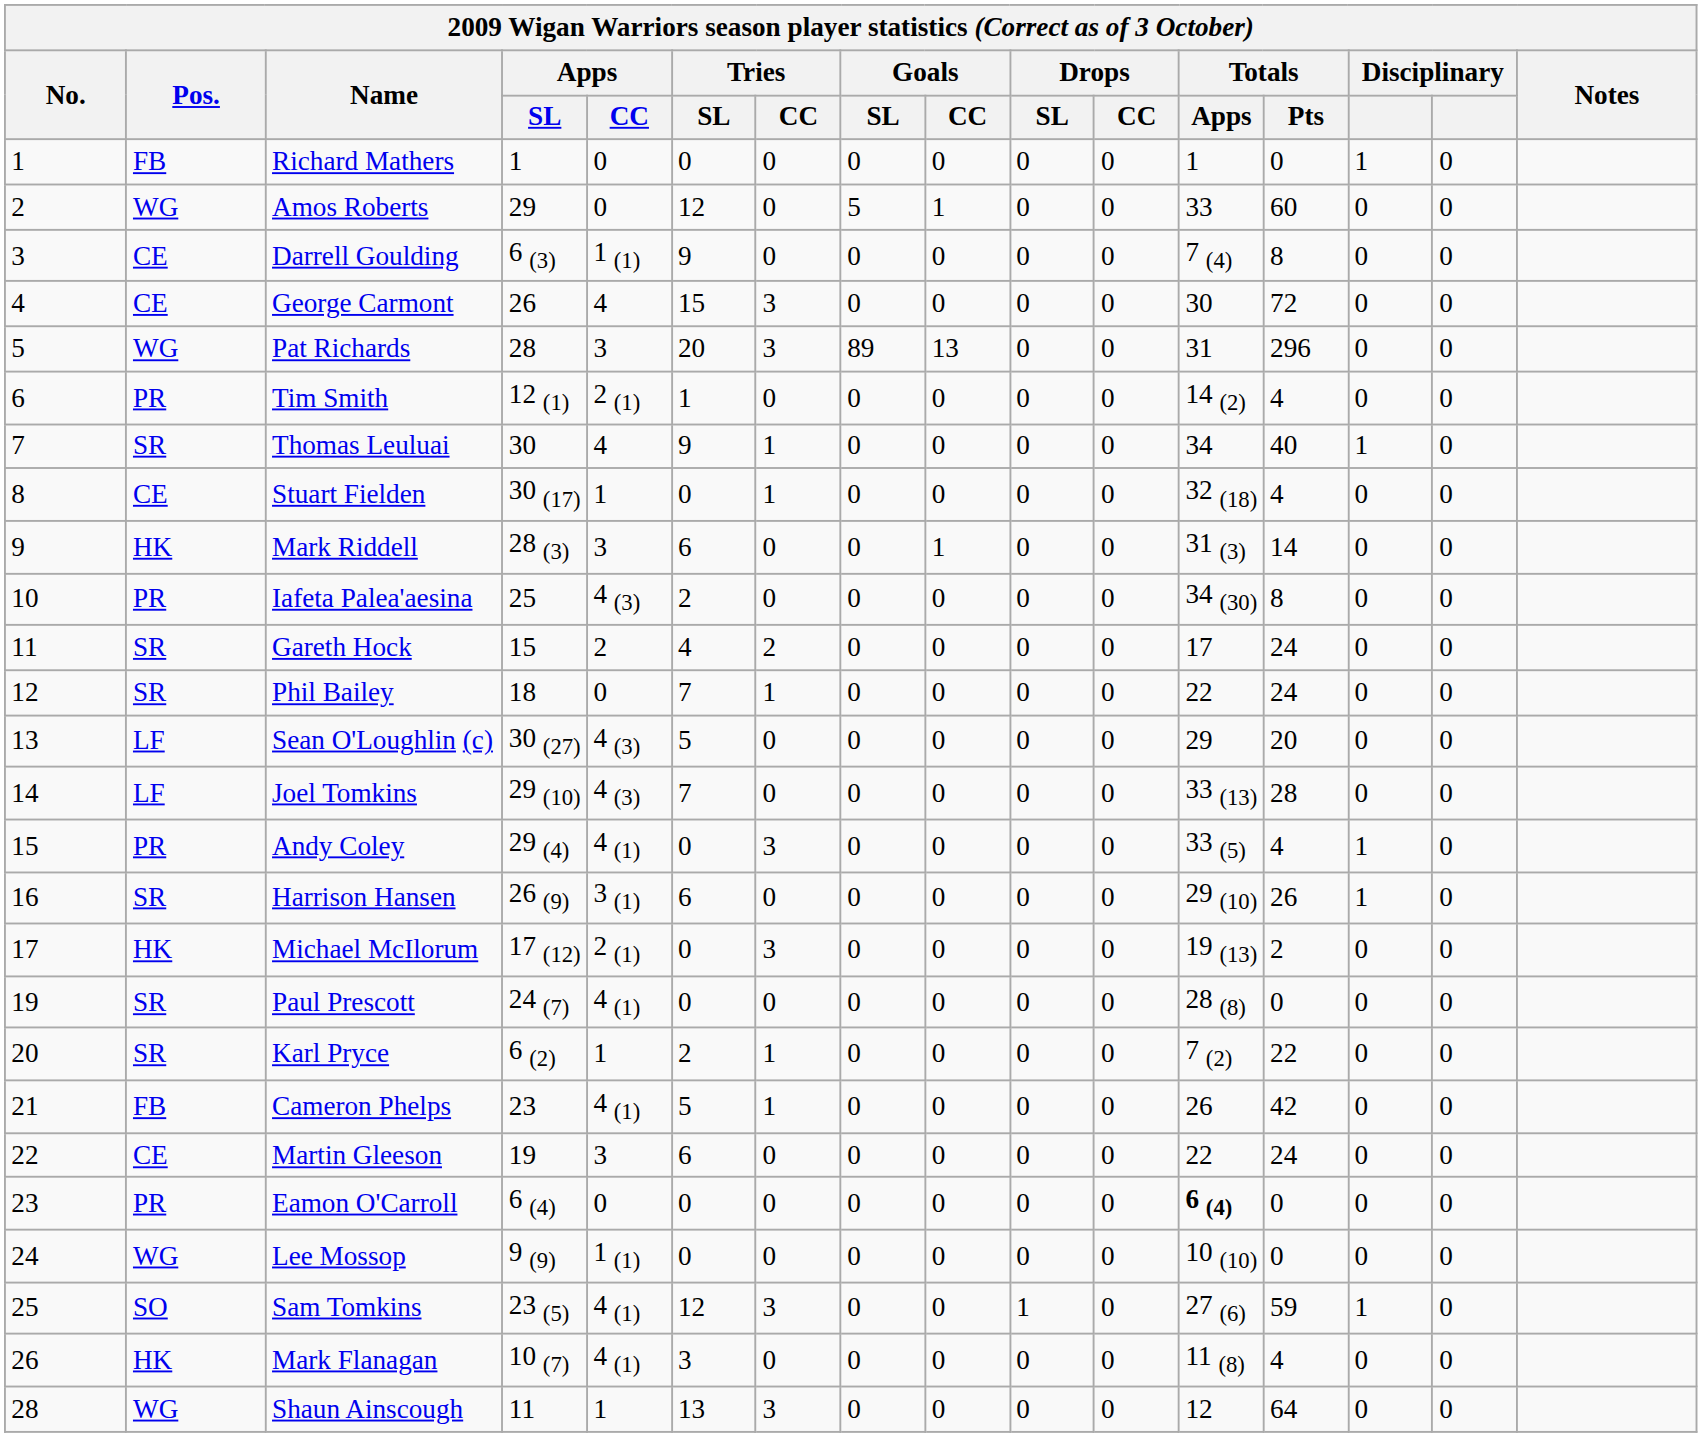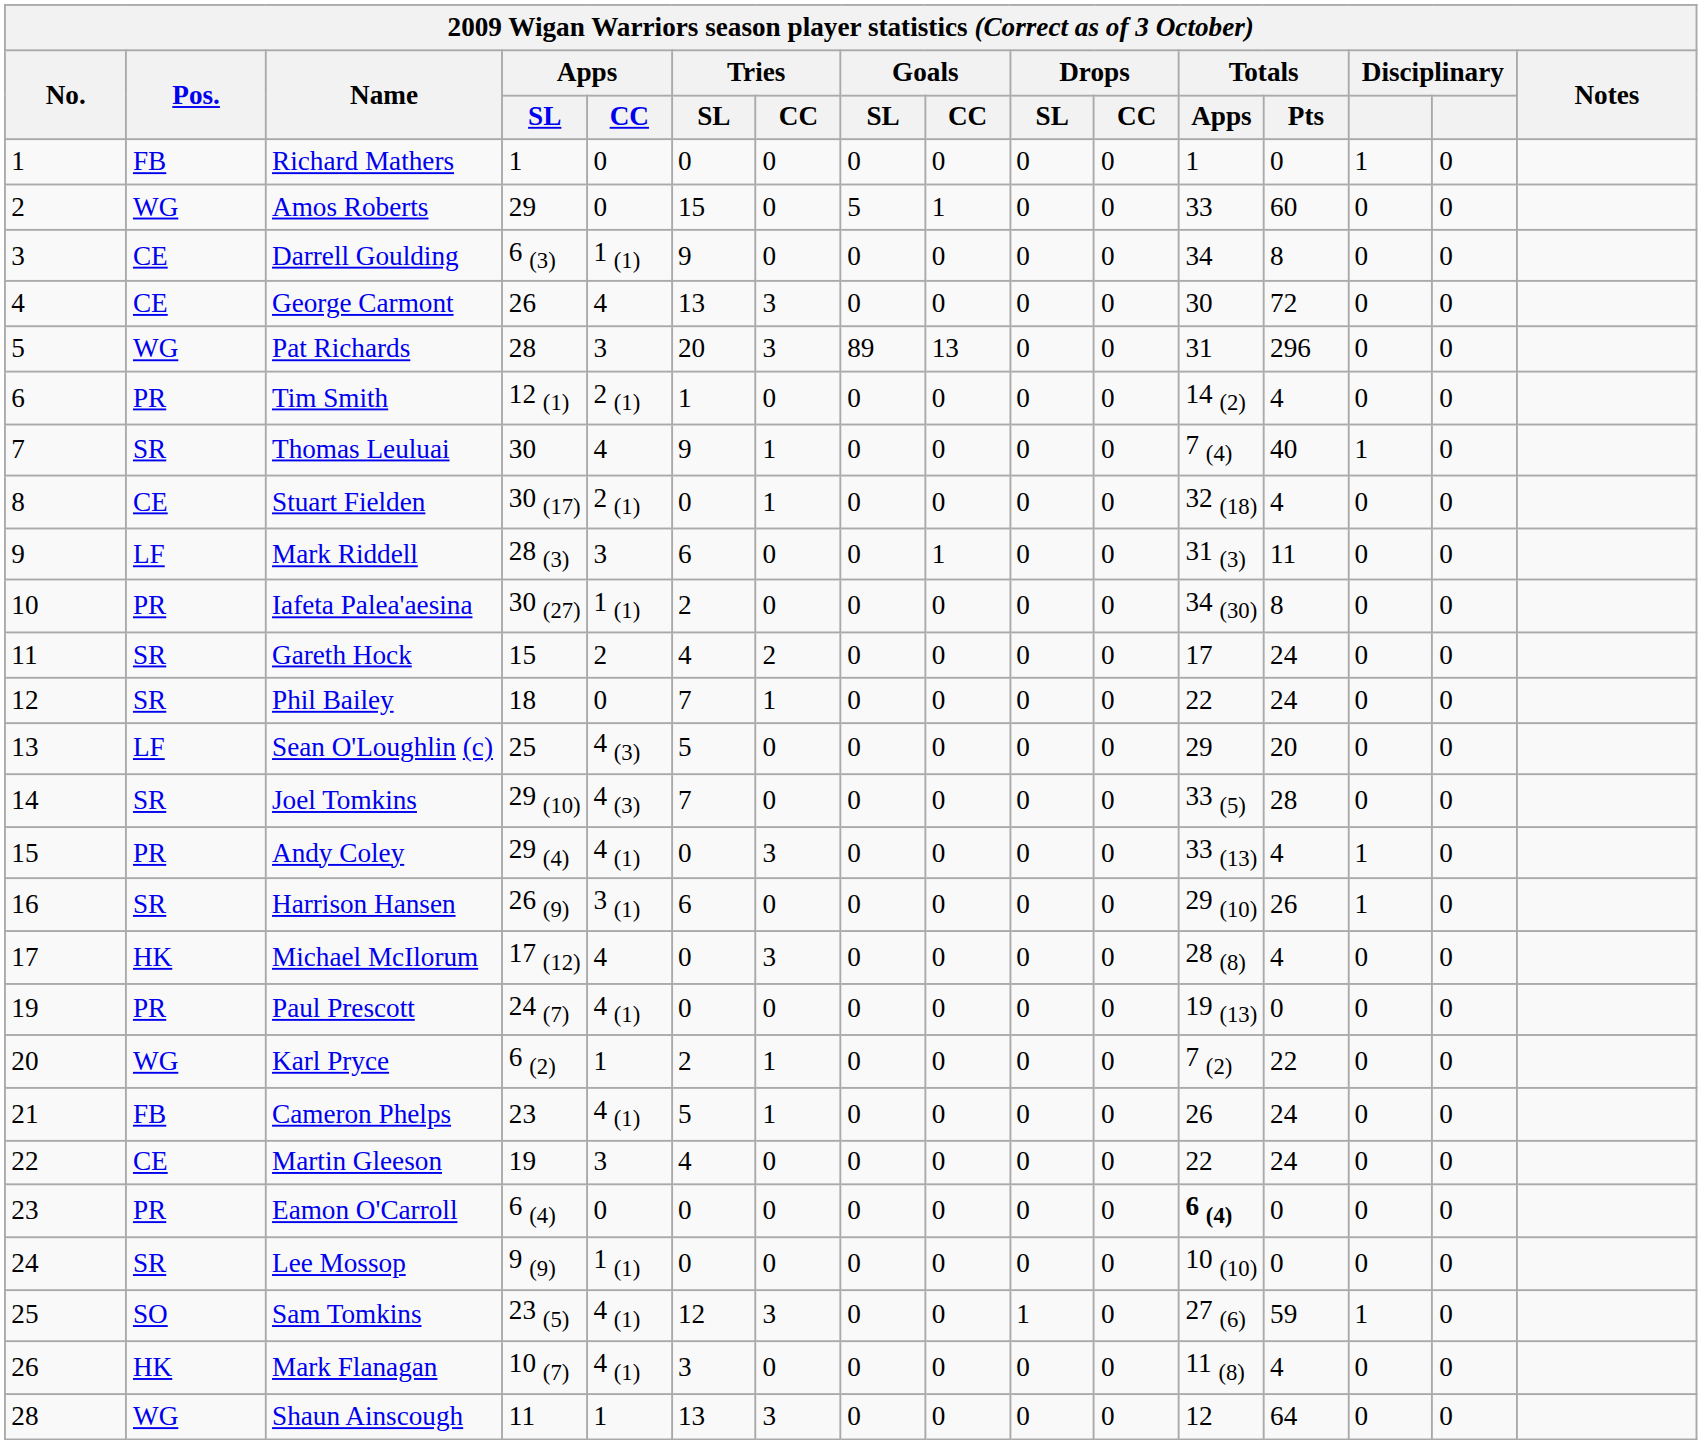(692, 206) 12 -> (692, 206) 15
(1209, 255) 7 (4) -> (1199, 255) 34
(692, 303) 15 -> (692, 303) 13
(1199, 445) 34 -> (1209, 449) 7 (4)
(600, 494) 1 -> (617, 501) 2 (1)
(153, 546) HK -> (149, 554) LF
(1284, 546) 14 -> (1283, 554) 11
(522, 598) 25 -> (545, 606) 30 (27)
(617, 598) 4 (3) -> (617, 606) 1 (1)
(545, 740) 30 (27) -> (522, 748) 25
(149, 793) LF -> (150, 800) SR
(1221, 793) 33 (13) -> (1216, 800) 33 (5)
(1216, 845) 33 (5) -> (1221, 852) 33 (13)
(617, 949) 2 (1) -> (600, 957) 4
(1221, 949) 19 (13) -> (1216, 957) 28 (8)
(1277, 949) 2 -> (1277, 957) 4
(150, 1001) SR -> (150, 1009) PR
(1216, 1001) 28 (8) -> (1221, 1009) 19 (13)
(150, 1054) SR -> (156, 1061) WG
(1284, 1106) 42 -> (1284, 1113) 24
(685, 1154) 6 -> (685, 1162) 4
(156, 1255) WG -> (150, 1263) SR
